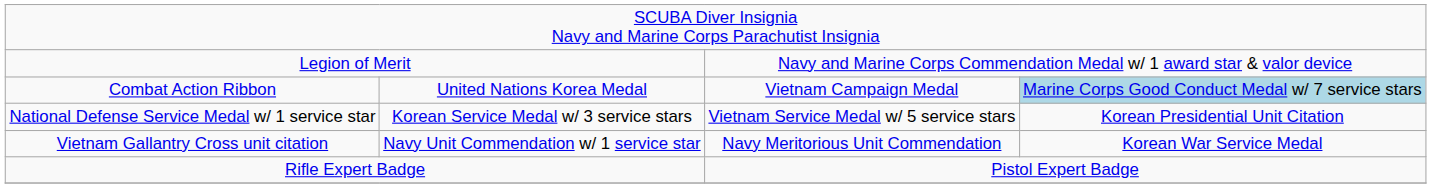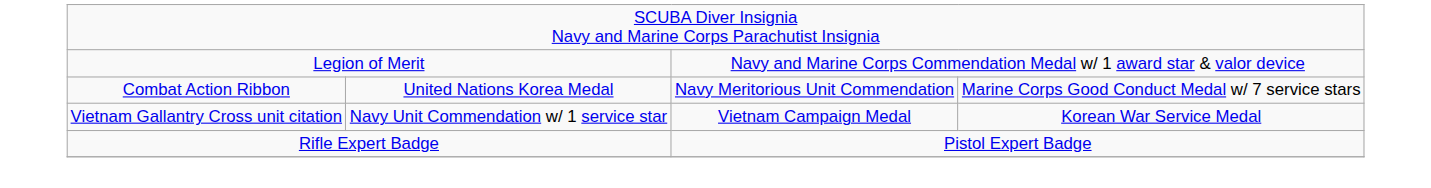(862, 90) Vietnam Campaign Medal -> (815, 90) Navy Meritorious Unit Commendation
(1222, 90) lightblue background -> (1161, 90) no background
- row: (192, 116)
(862, 143) Navy Meritorious Unit Commendation -> (815, 116) Vietnam Campaign Medal
